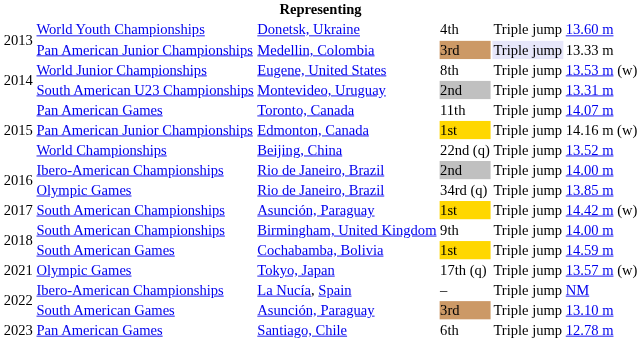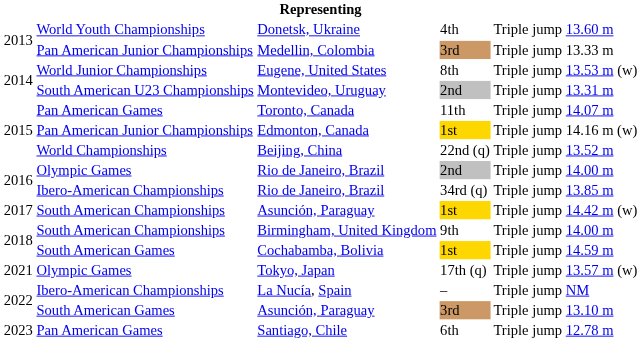(528, 50) lavender background -> (528, 50) no background
(130, 170) Ibero-American Championships -> (84, 170) Olympic Games
(84, 190) Olympic Games -> (130, 190) Ibero-American Championships
